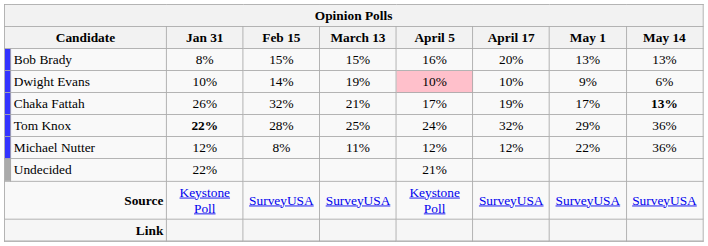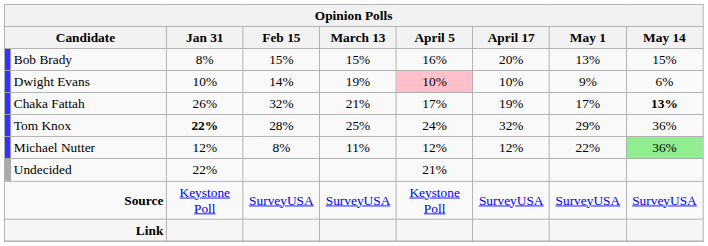(664, 59) 13% -> (664, 59) 15%
(664, 148) no background -> (664, 148) lightgreen background
